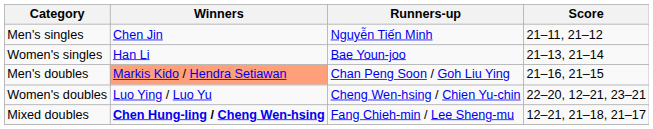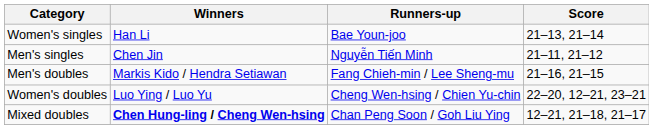rows swapped: (45, 34) <-> (55, 54)
(200, 74) lightsalmon background -> (200, 74) no background
(420, 74) Chan Peng Soon / Goh Liu Ying -> (422, 74) Fang Chieh-min / Lee Sheng-mu
(422, 114) Fang Chieh-min / Lee Sheng-mu -> (420, 114) Chan Peng Soon / Goh Liu Ying
